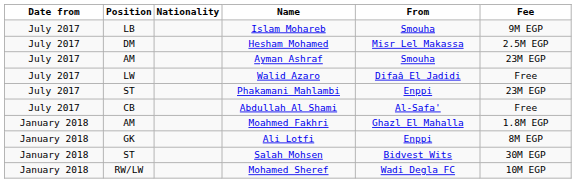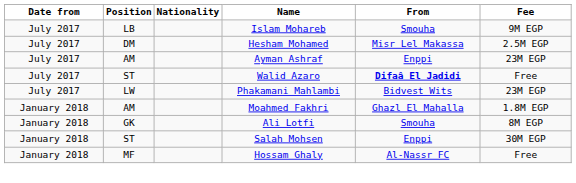(418, 60) Smouha -> (418, 60) Enppi
(129, 76) LW -> (129, 76) ST
(418, 76) normal -> (418, 76) bold
(129, 92) ST -> (129, 92) LW
(418, 92) Enppi -> (418, 92) Bidvest Wits
- row: (288, 107)
(418, 139) Enppi -> (418, 123) Smouha
(418, 155) Bidvest Wits -> (418, 139) Enppi
- row: (288, 171)
+ row: (288, 155)
